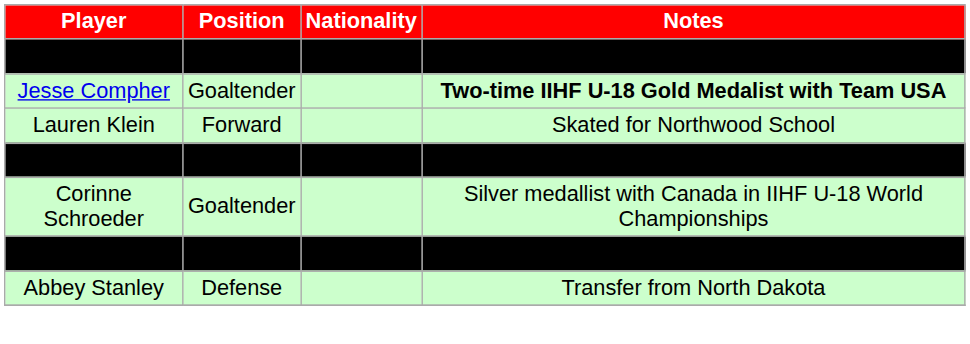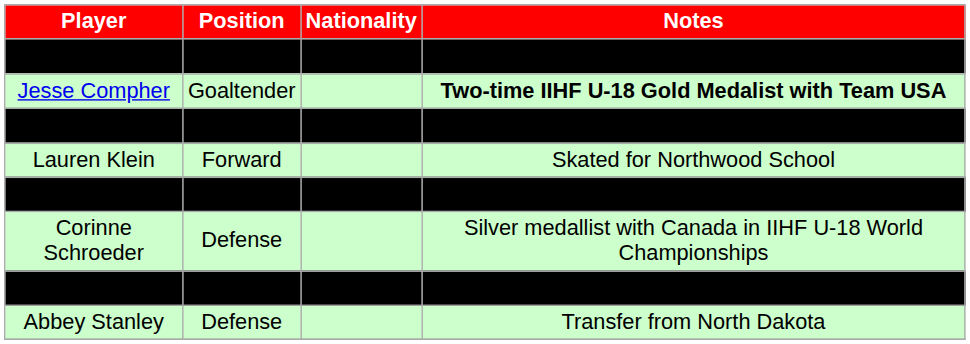+ row: (94, 125)
(242, 206) Goaltender -> (242, 241) Defense
(242, 253) Forward -> (242, 287) Goaltender
